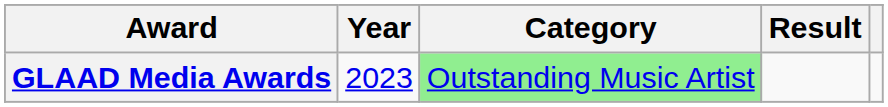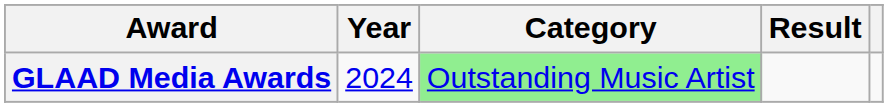(379, 76) 2023 -> (379, 76) 2024
